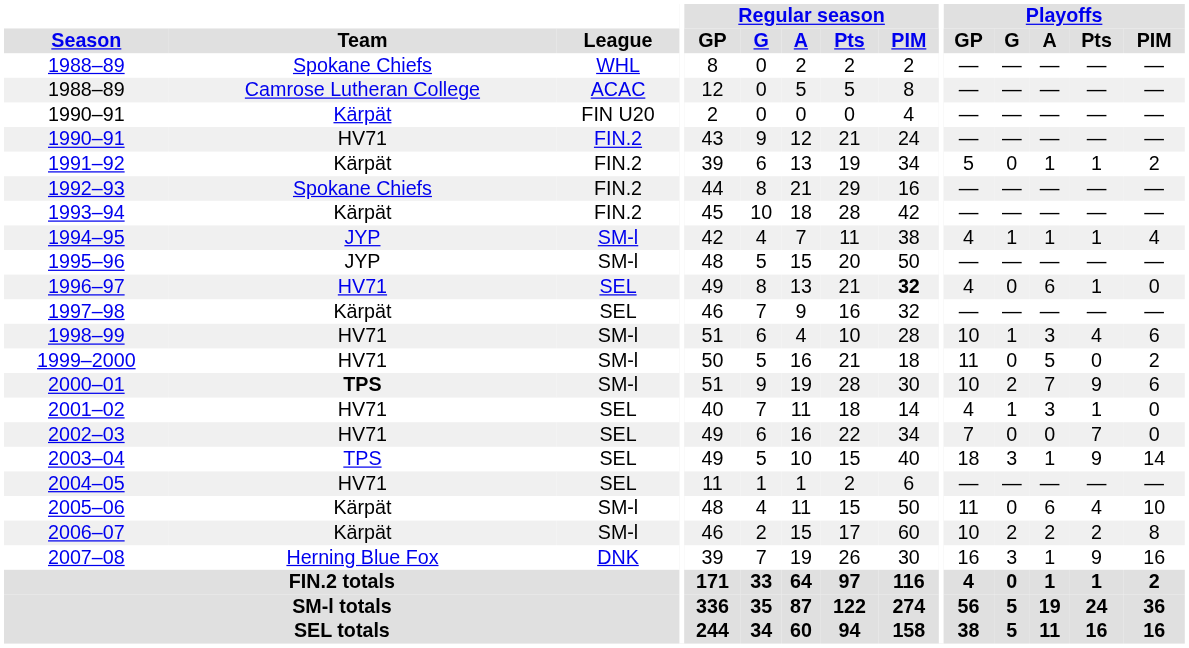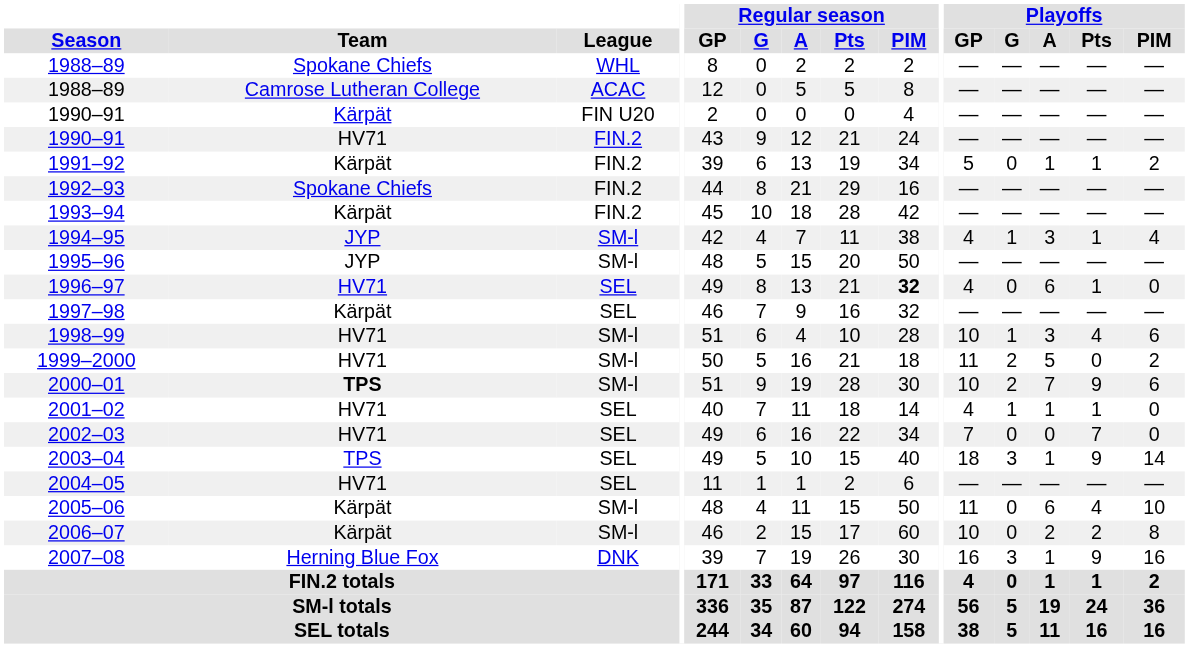(1050, 237) 1 -> (1050, 237) 3
(1012, 360) 0 -> (1012, 360) 2
(1050, 409) 3 -> (1050, 409) 1
(1012, 532) 2 -> (1012, 532) 0
